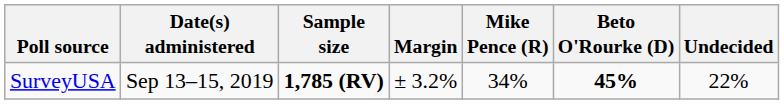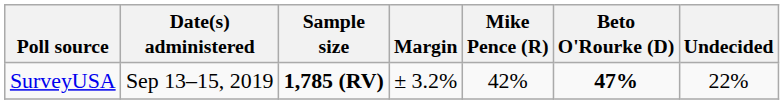(508, 80) 34% -> (508, 80) 42%
(616, 80) 45% -> (616, 80) 47%
